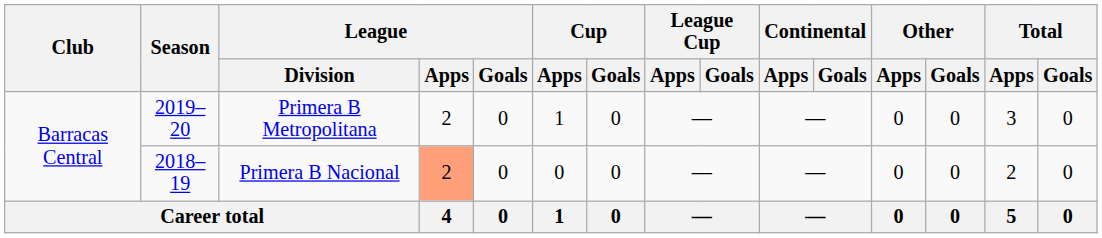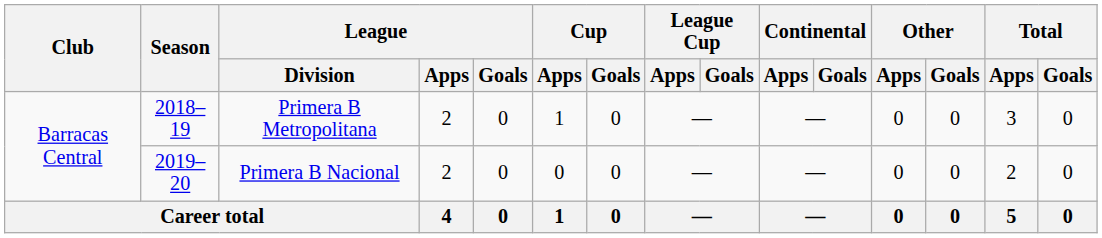(180, 118) 2019–20 -> (180, 118) 2018–19
(180, 173) 2018–19 -> (180, 173) 2019–20
(447, 173) lightsalmon background -> (447, 173) no background
